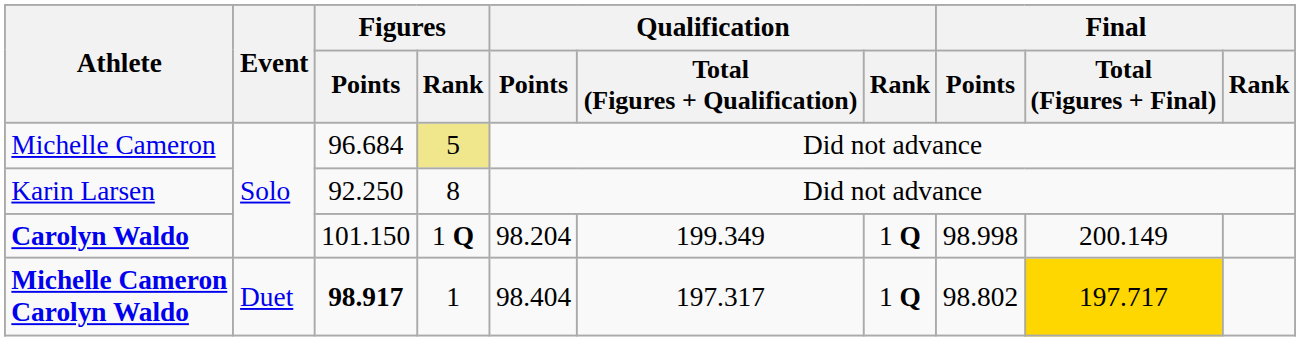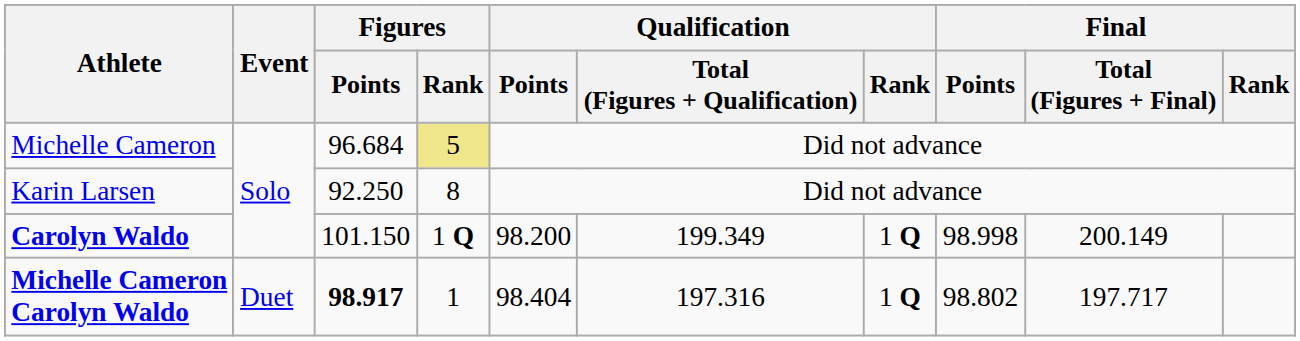(533, 235) 98.204 -> (533, 235) 98.200
(721, 297) 197.317 -> (721, 297) 197.316
(1124, 297) gold background -> (1124, 297) no background
